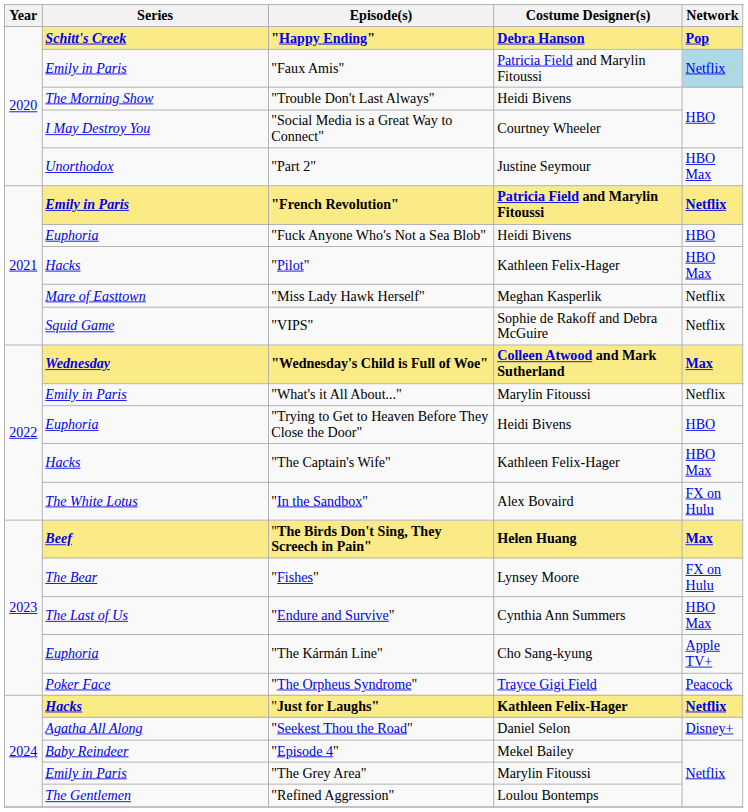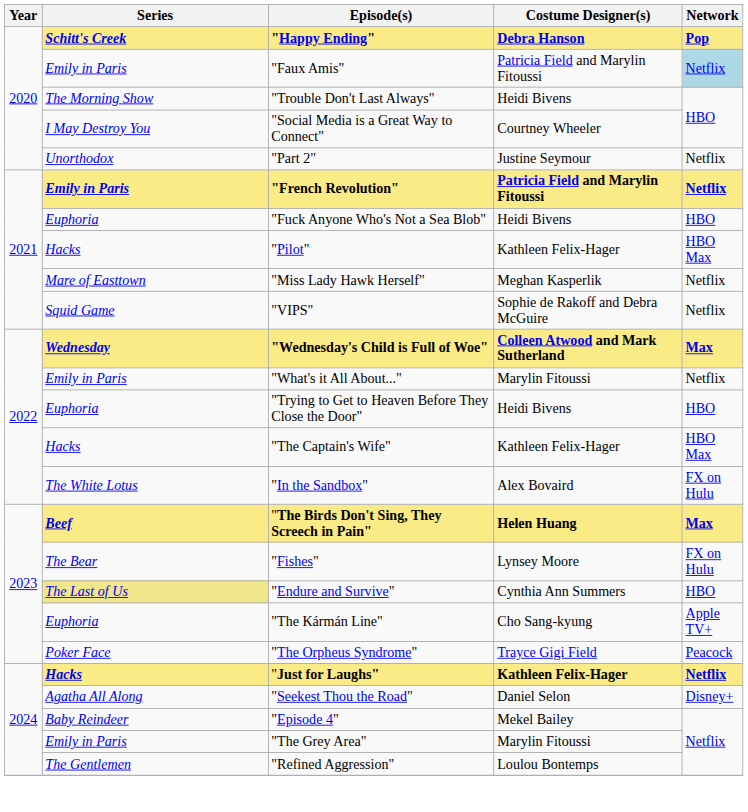(700, 166) HBO Max -> (705, 158) Netflix
(87, 615) no background -> (87, 591) khaki background
(700, 615) HBO Max -> (700, 591) HBO
